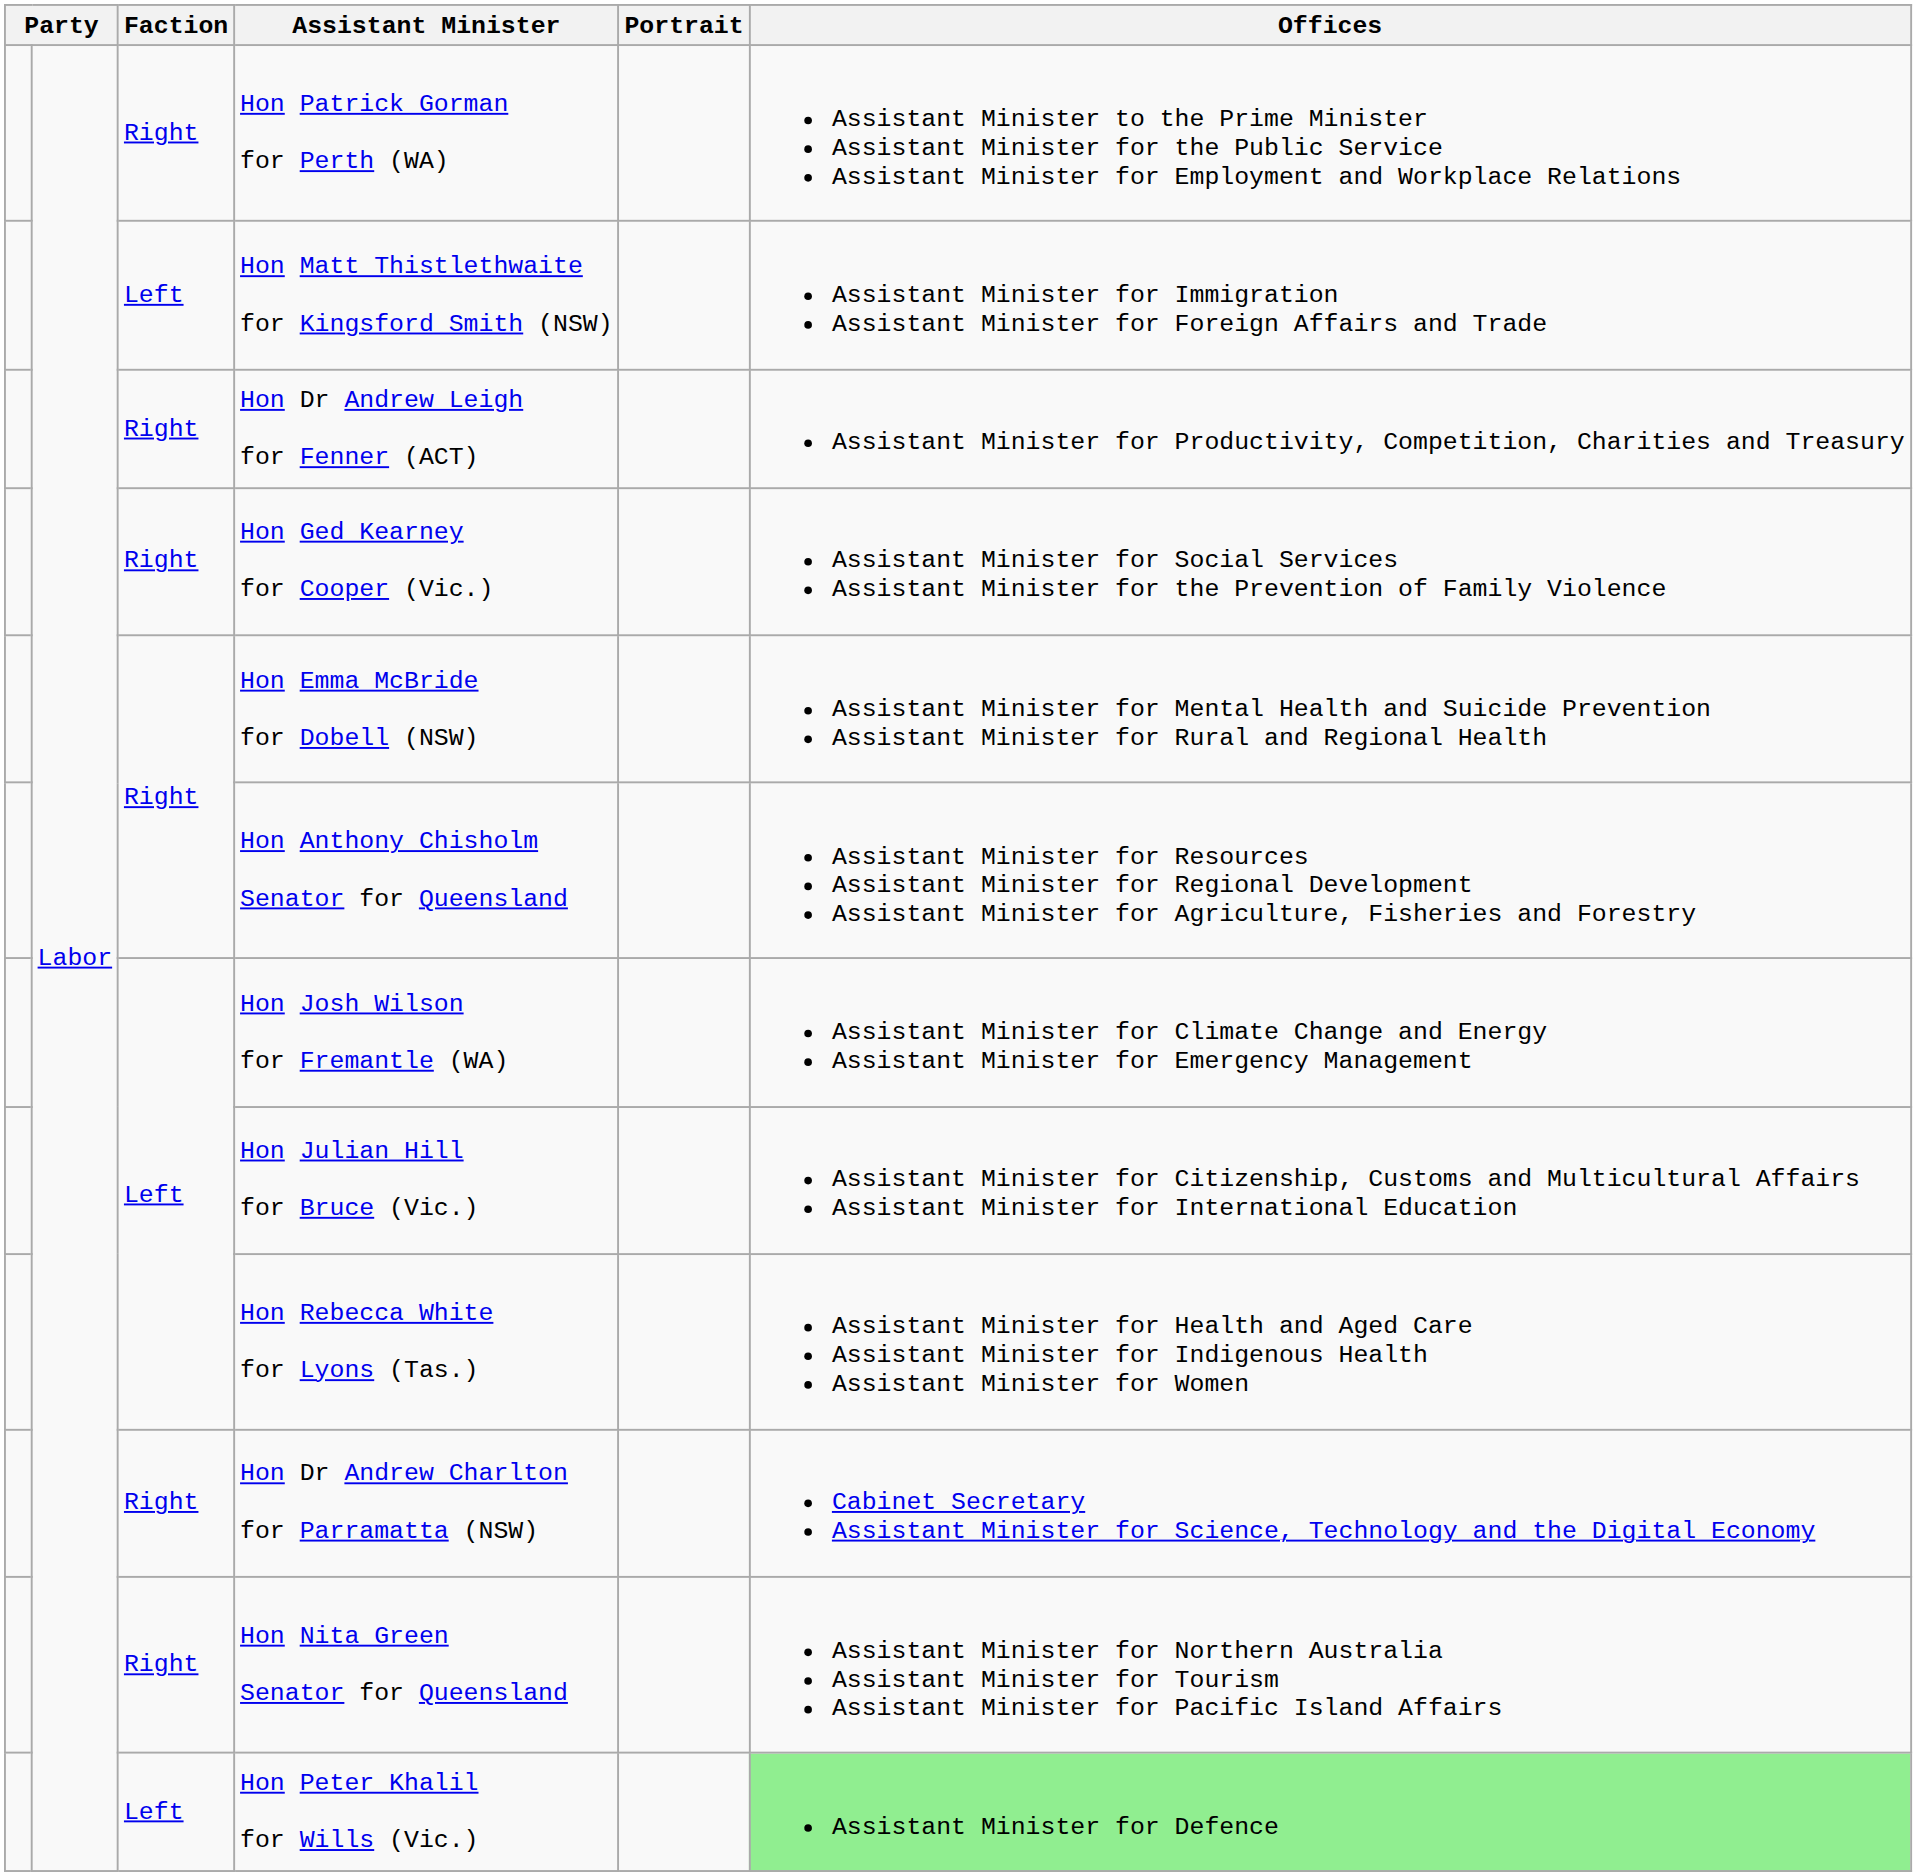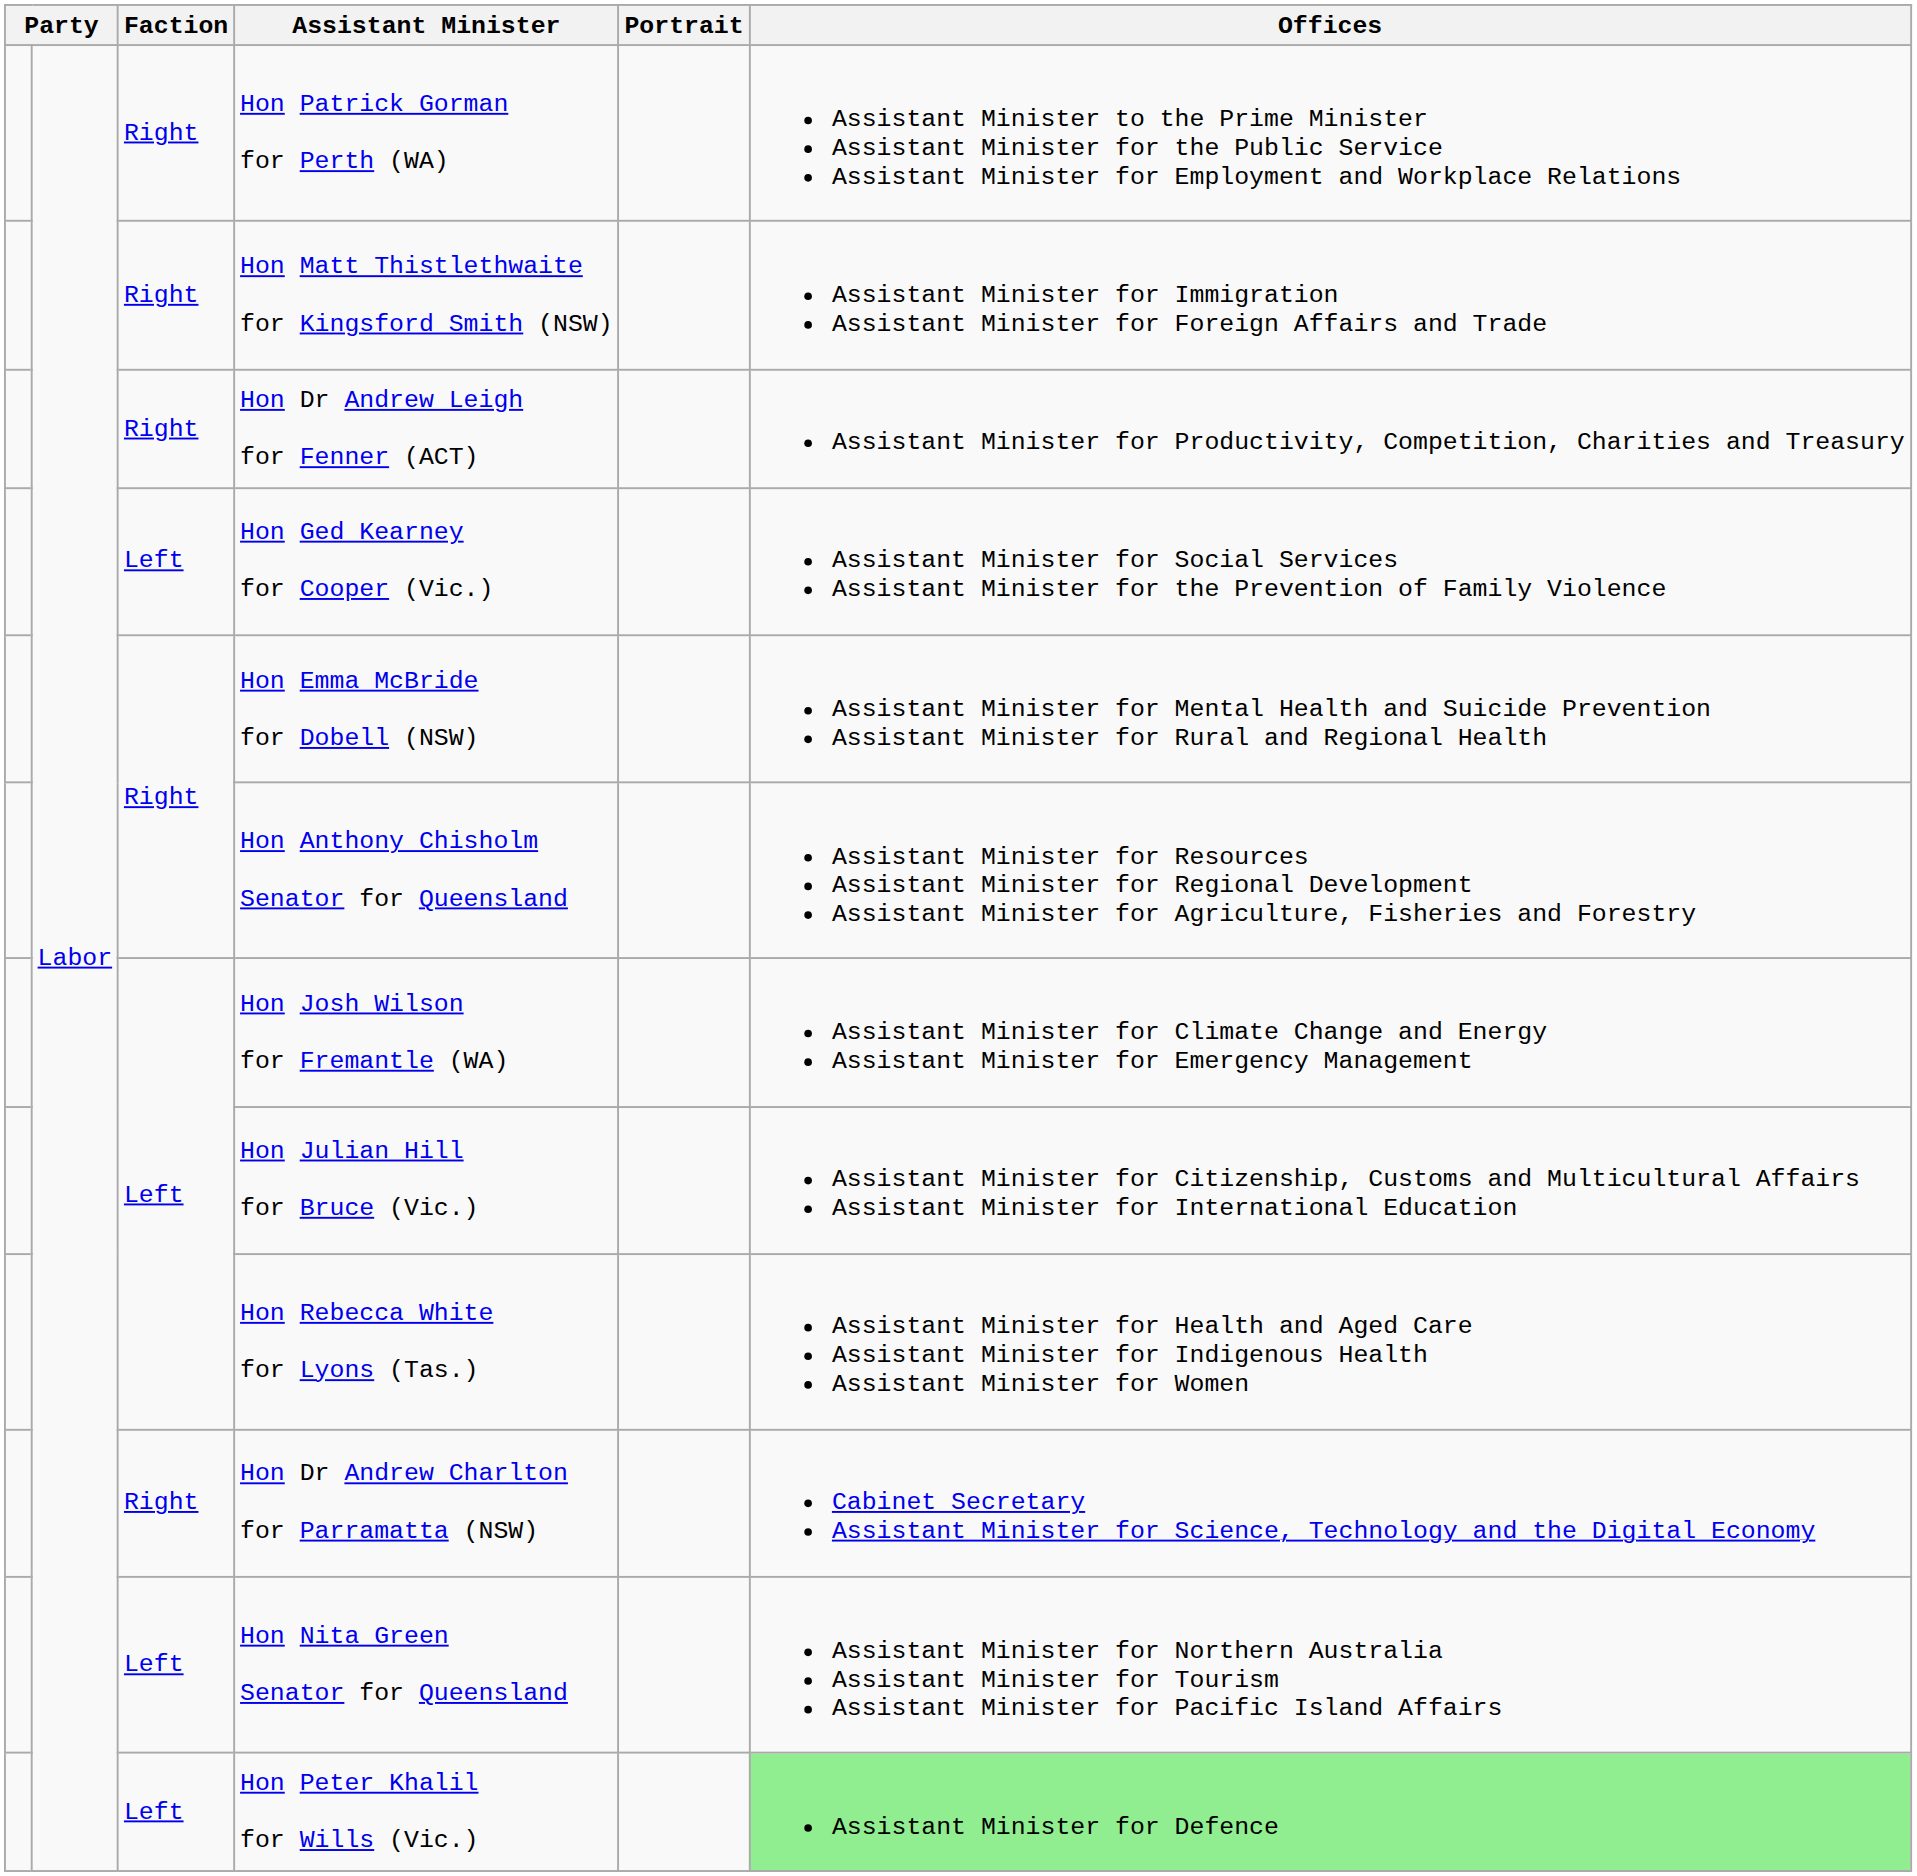(154, 295) Left -> (161, 295) Right
(161, 561) Right -> (154, 561) Left
(161, 1665) Right -> (154, 1665) Left
